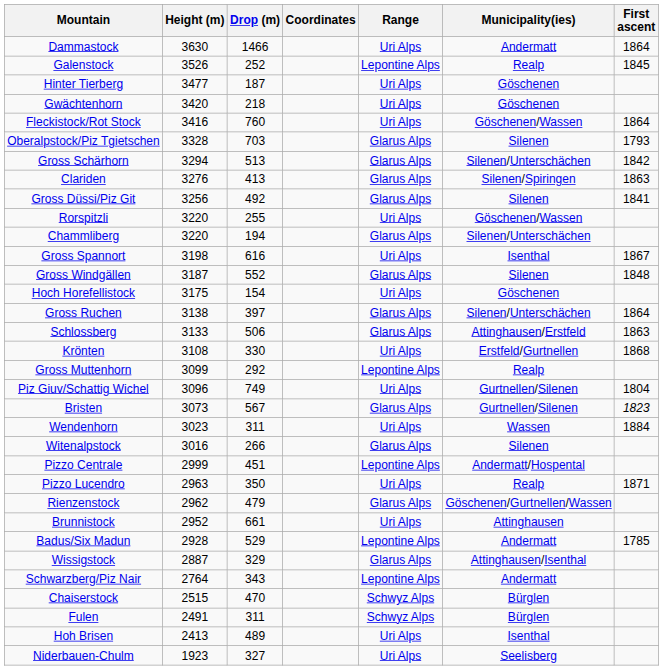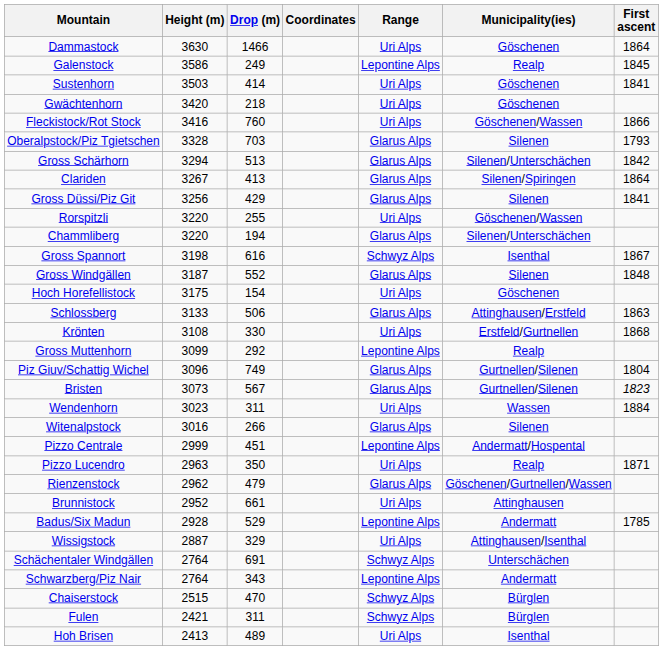(529, 46) Andermatt -> (529, 46) Göschenen
(195, 65) 3526 -> (195, 65) 3586
(255, 65) 252 -> (255, 65) 249
+ row: (83, 84)
- row: (83, 84)
(636, 122) 1864 -> (636, 122) 1866
(195, 179) 3276 -> (195, 179) 3267
(636, 179) 1863 -> (636, 179) 1864
(255, 198) 492 -> (255, 198) 429
(400, 255) Uri Alps -> (400, 255) Schwyz Alps
- row: (83, 312)
(400, 389) Uri Alps -> (400, 370) Glarus Alps
(400, 560) Glarus Alps -> (400, 541) Uri Alps
+ row: (83, 560)
(195, 617) 2491 -> (195, 617) 2421
- row: (83, 655)
